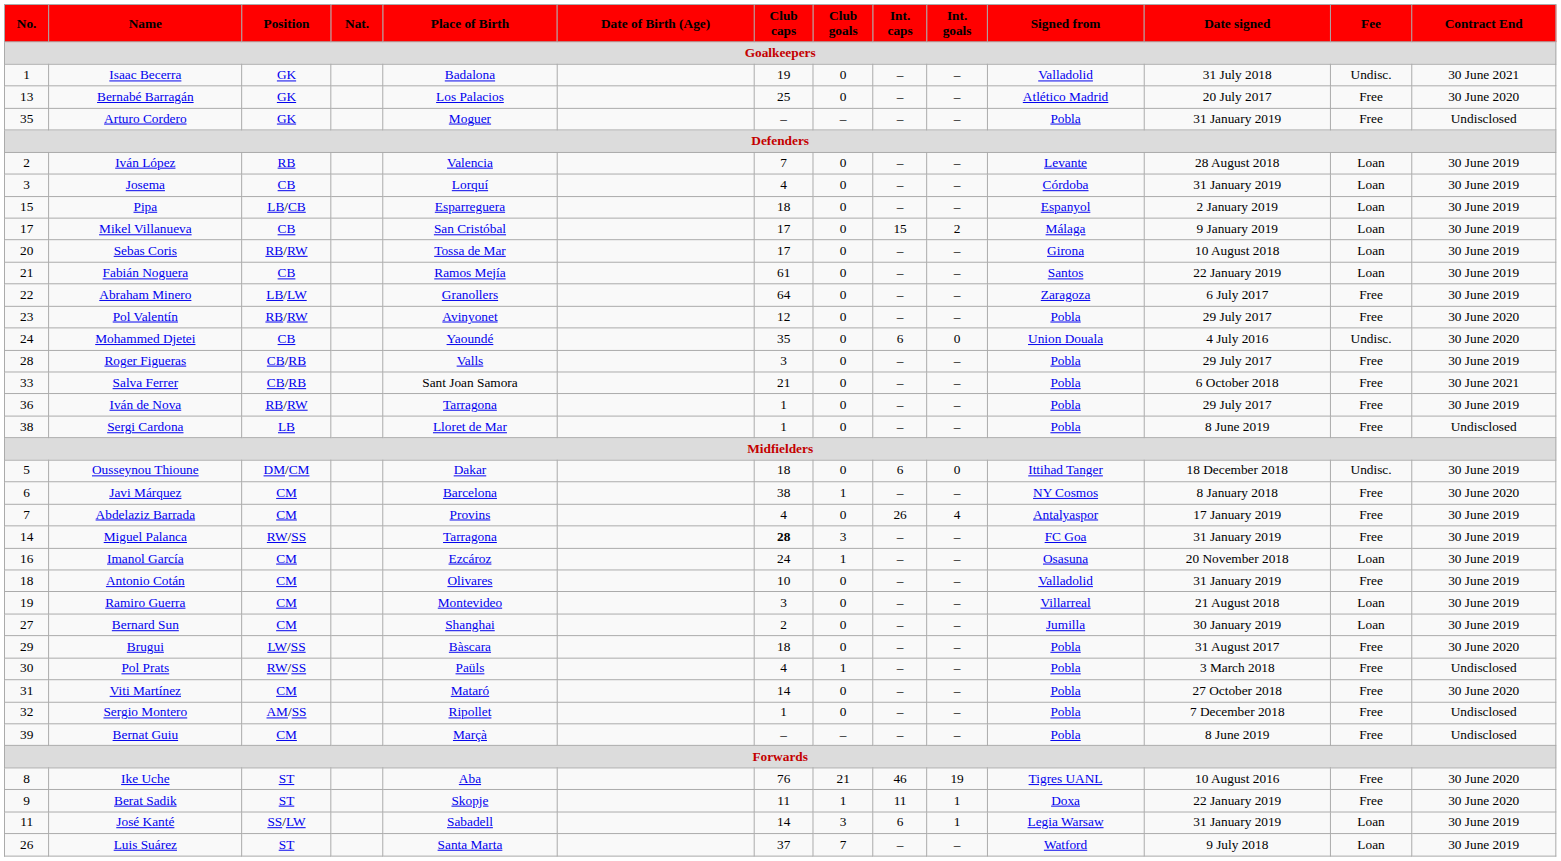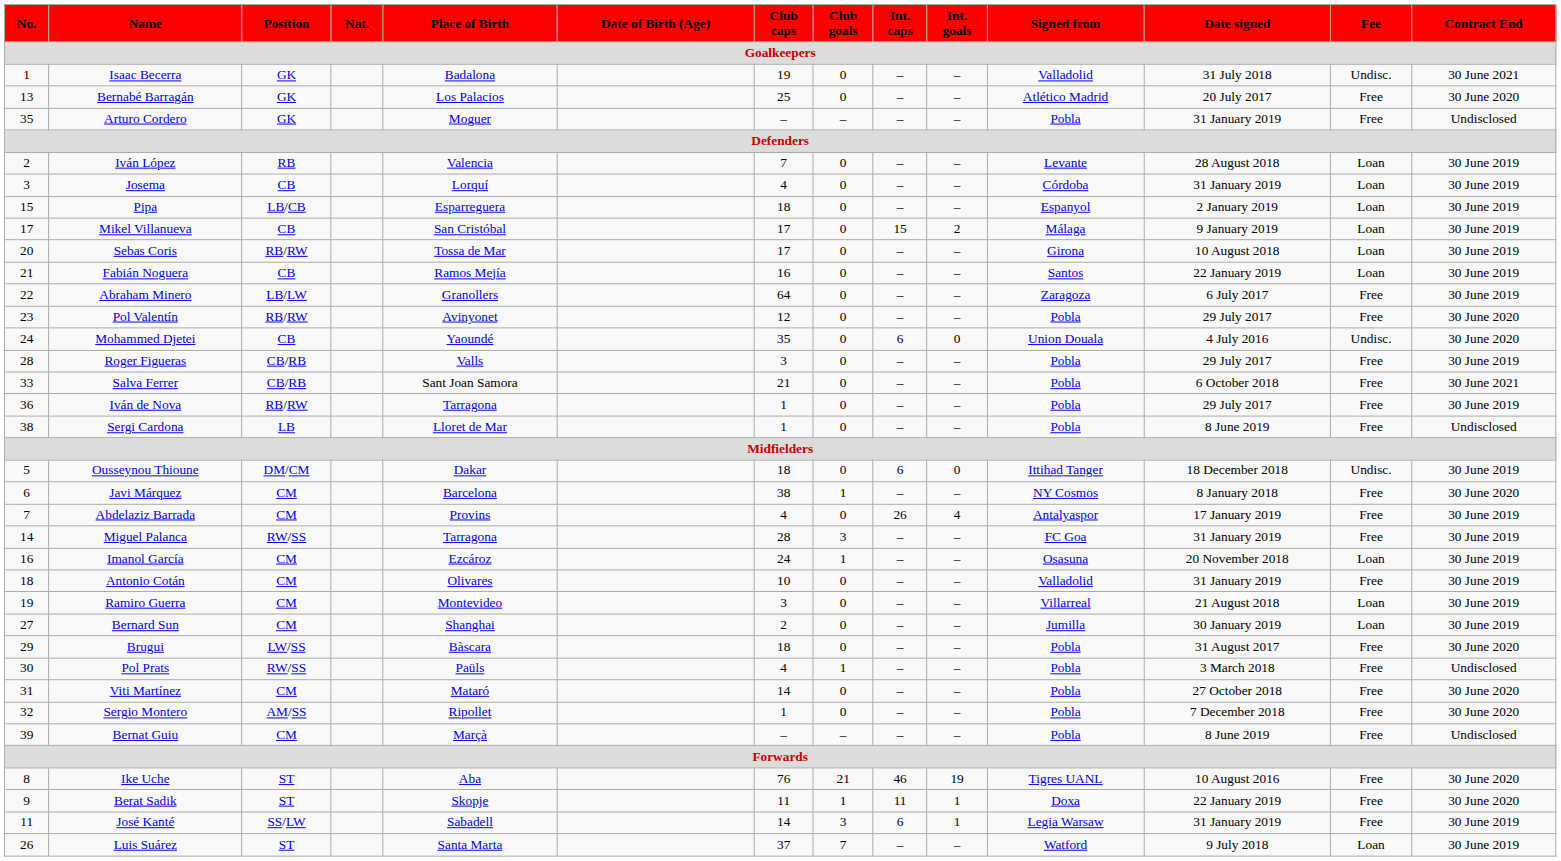(784, 272) 61 -> (784, 272) 16
(784, 536) bold -> (784, 536) normal
(1484, 712) Undisclosed -> (1484, 712) 30 June 2020
(1371, 822) Loan -> (1371, 822) Free
